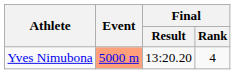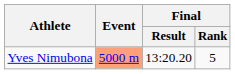(213, 58) 4 -> (213, 58) 5
